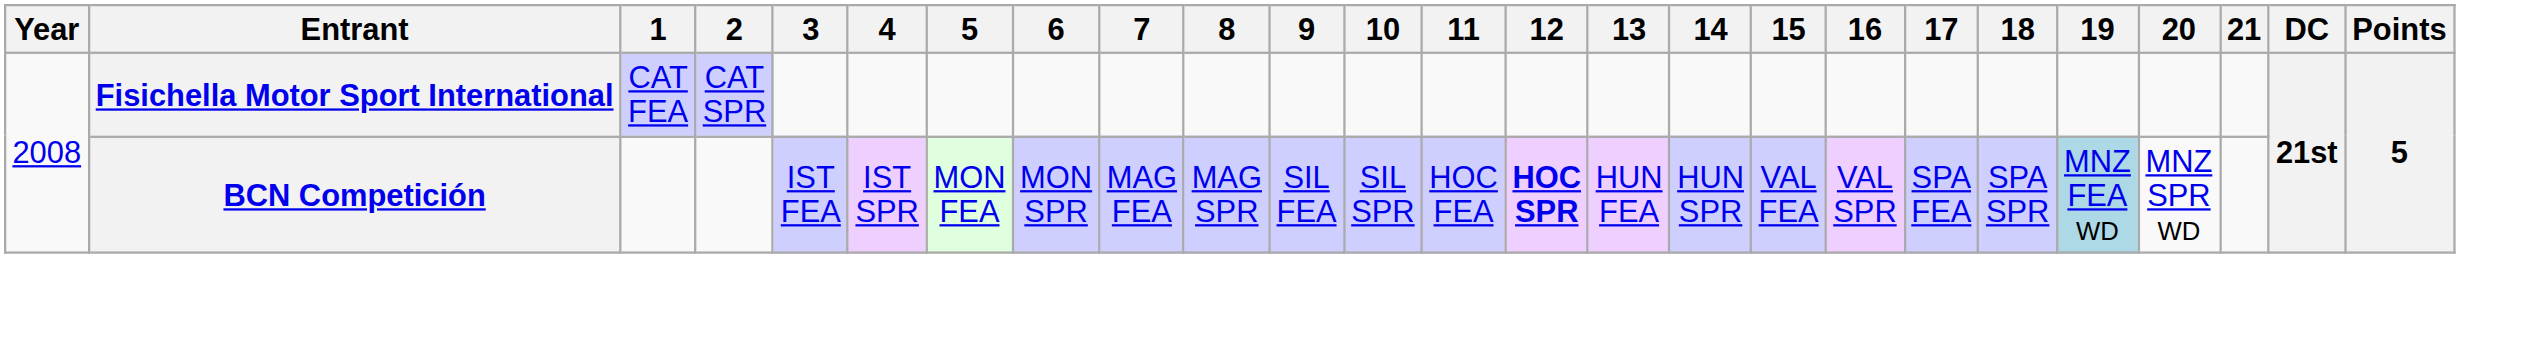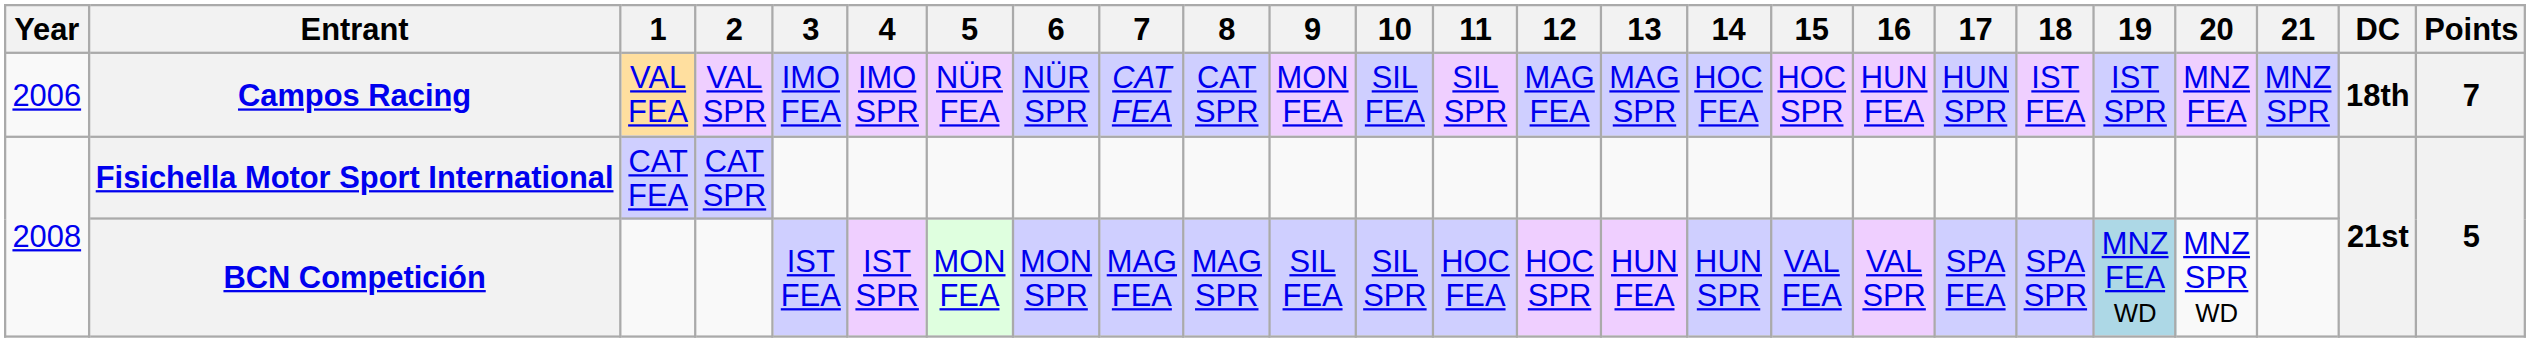+ row: (355, 95)
(1547, 194) bold -> (1560, 277) normal
